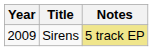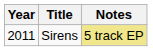(22, 35) 2009 -> (21, 35) 2011
